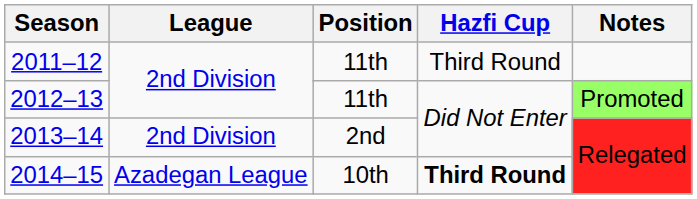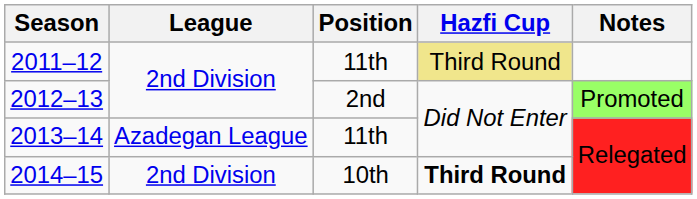(495, 61) no background -> (495, 61) khaki background
(366, 99) 11th -> (366, 99) 2nd
(211, 136) 2nd Division -> (211, 136) Azadegan League
(366, 136) 2nd -> (366, 136) 11th
(211, 174) Azadegan League -> (211, 174) 2nd Division
